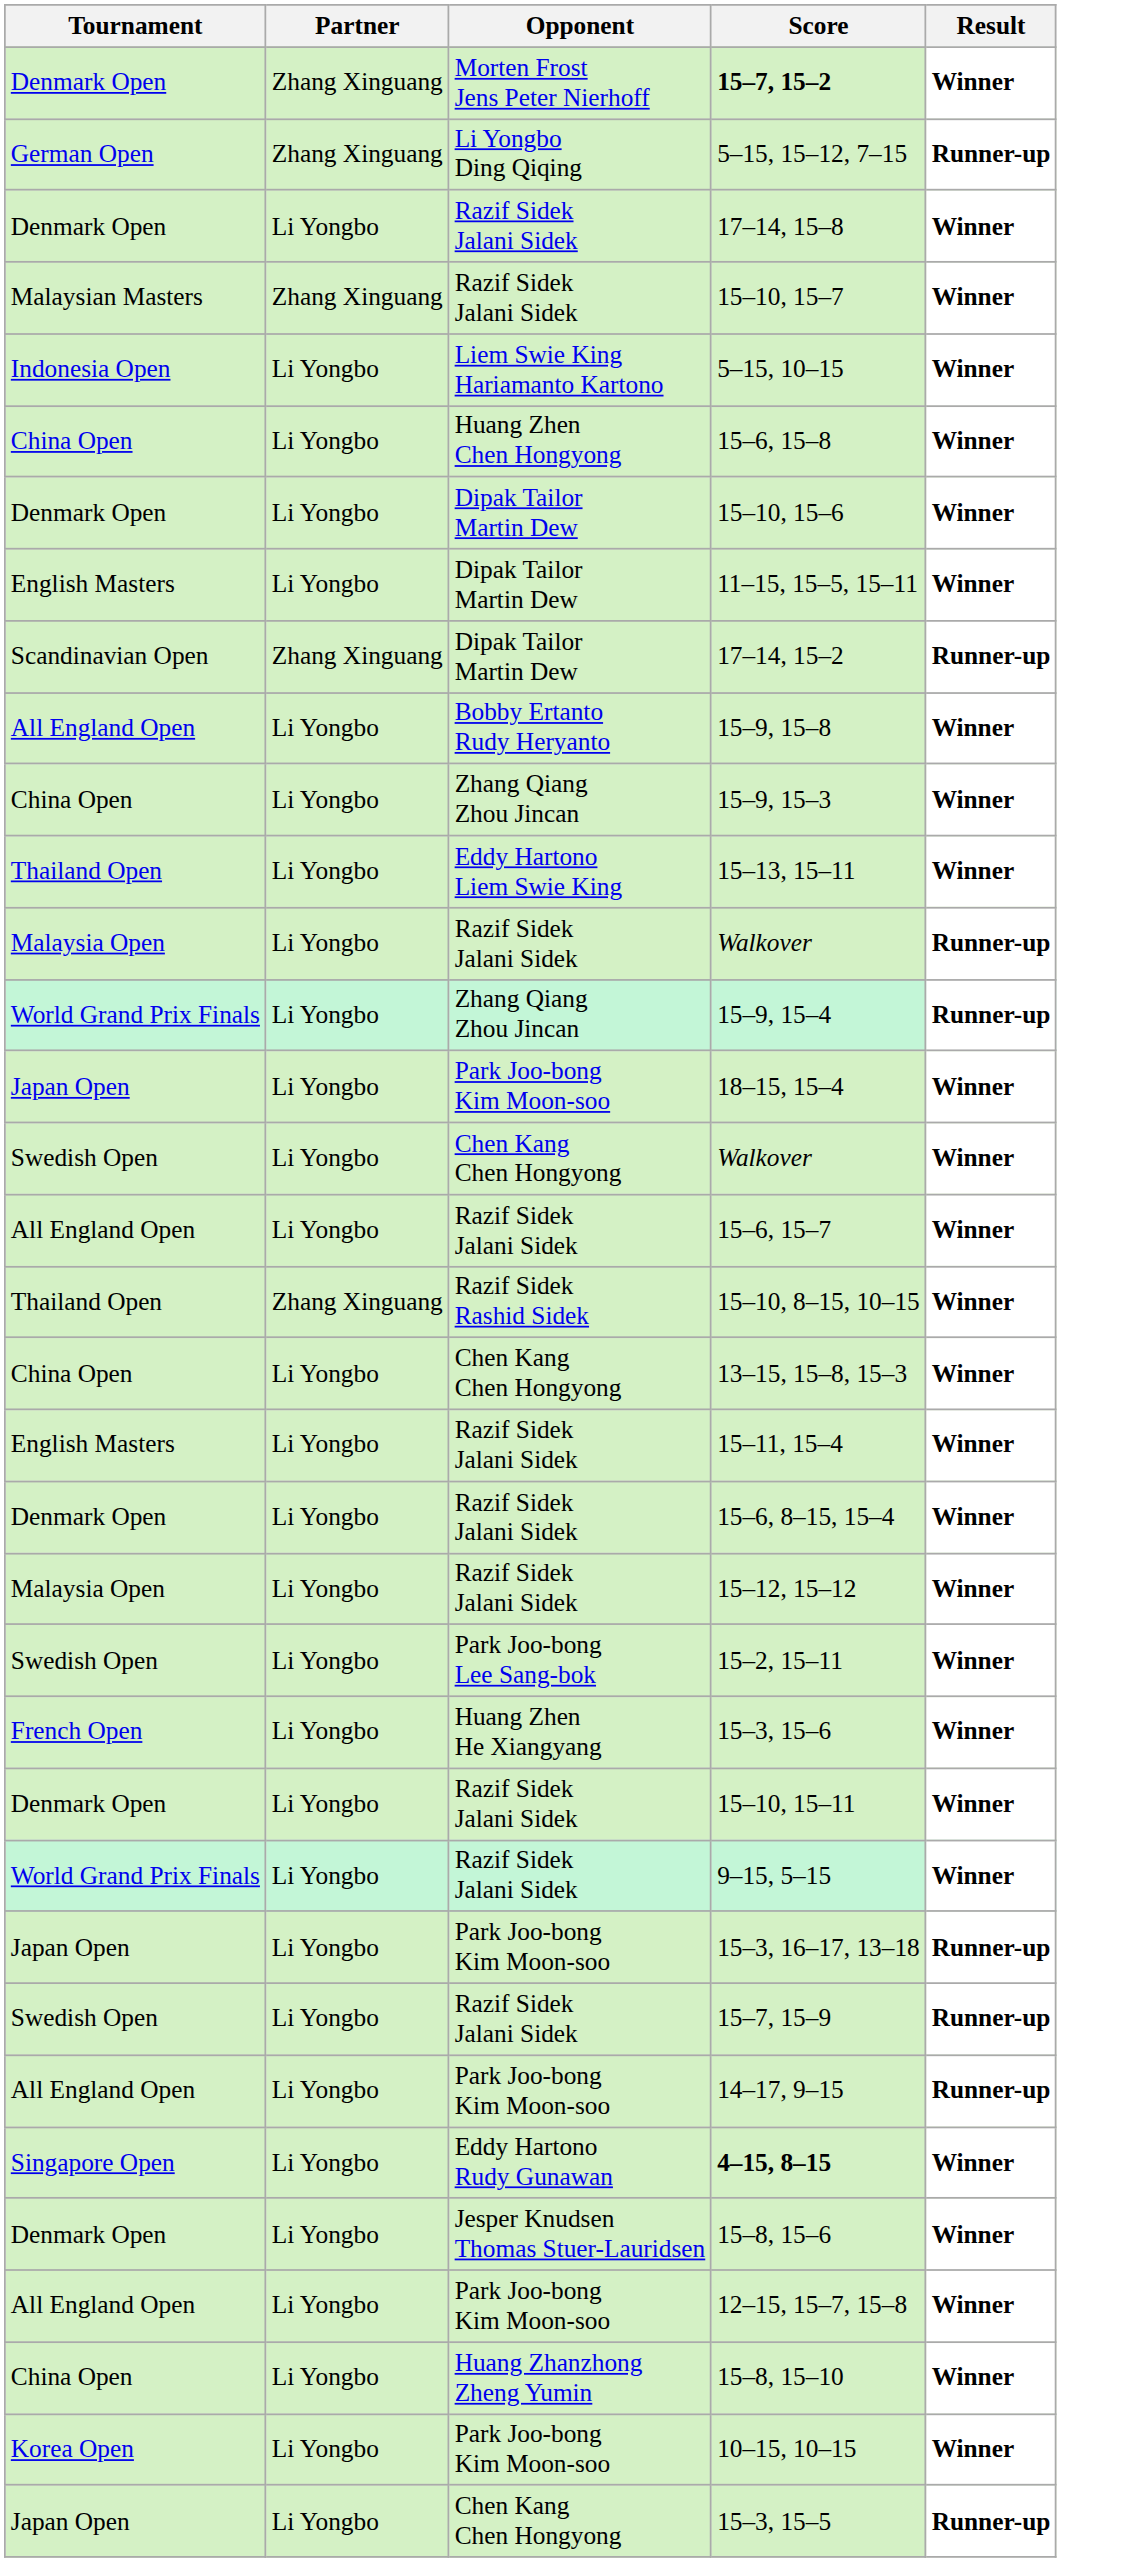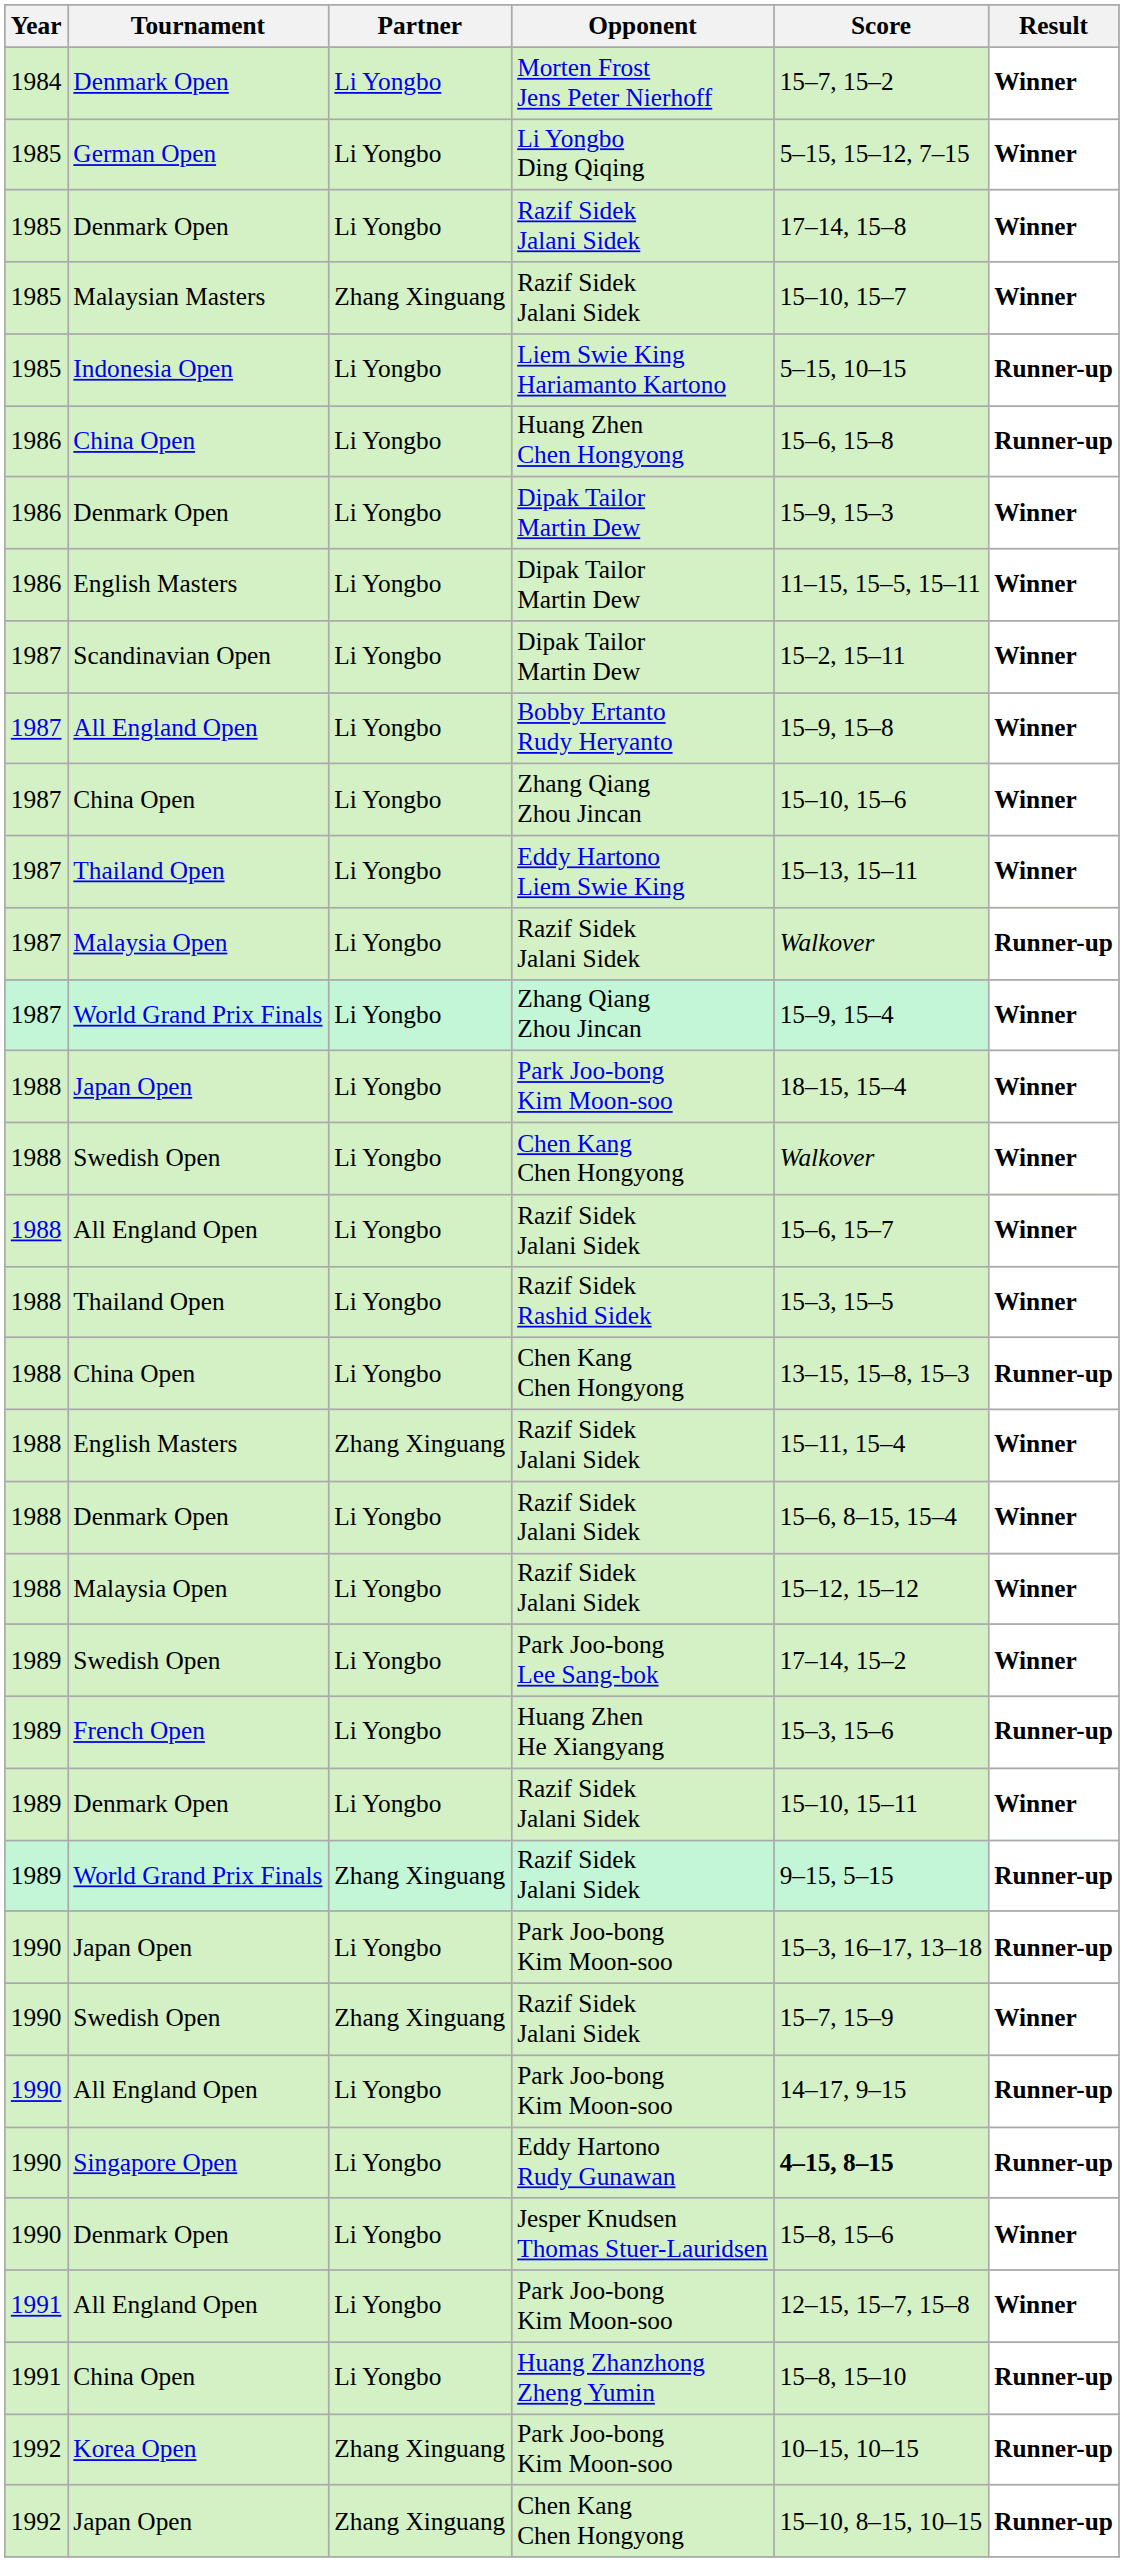+ column: (36, 25)
(357, 82) Zhang Xinguang -> (388, 82) Li Yongbo
(774, 82) bold -> (837, 82) normal
(357, 154) Zhang Xinguang -> (388, 154) Li Yongbo
(991, 154) Runner-up -> (1035, 154) Winner
(973, 369) Winner -> (1054, 369) Runner-up
(973, 441) Winner -> (1054, 441) Runner-up
(780, 512) 15–10, 15–6 -> (837, 512) 15–9, 15–3
(357, 656) Zhang Xinguang -> (388, 656) Li Yongbo
(780, 656) 17–14, 15–2 -> (843, 656) 15–2, 15–11
(991, 656) Runner-up -> (1035, 656) Winner
(774, 799) 15–9, 15–3 -> (843, 799) 15–10, 15–6
(991, 1014) Runner-up -> (1035, 1014) Winner
(357, 1301) Zhang Xinguang -> (388, 1301) Li Yongbo
(818, 1301) 15–10, 8–15, 10–15 -> (837, 1301) 15–3, 15–5
(973, 1373) Winner -> (1054, 1373) Runner-up
(325, 1445) Li Yongbo -> (420, 1445) Zhang Xinguang
(780, 1660) 15–2, 15–11 -> (843, 1660) 17–14, 15–2
(973, 1732) Winner -> (1054, 1732) Runner-up
(325, 1875) Li Yongbo -> (420, 1875) Zhang Xinguang
(973, 1875) Winner -> (1054, 1875) Runner-up
(325, 2018) Li Yongbo -> (420, 2018) Zhang Xinguang
(991, 2018) Runner-up -> (1035, 2018) Winner
(973, 2162) Winner -> (1054, 2162) Runner-up
(973, 2377) Winner -> (1054, 2377) Runner-up
(325, 2449) Li Yongbo -> (420, 2449) Zhang Xinguang
(973, 2449) Winner -> (1054, 2449) Runner-up
(325, 2521) Li Yongbo -> (420, 2521) Zhang Xinguang
(774, 2521) 15–3, 15–5 -> (881, 2521) 15–10, 8–15, 10–15
